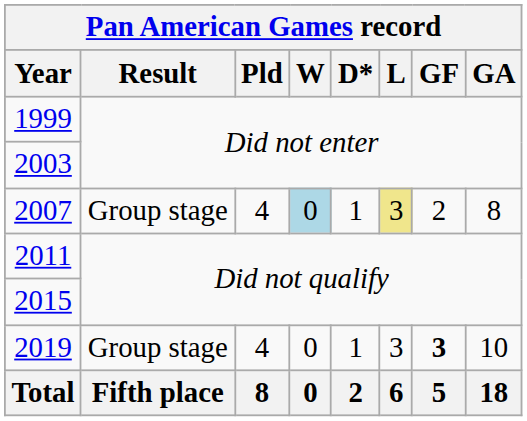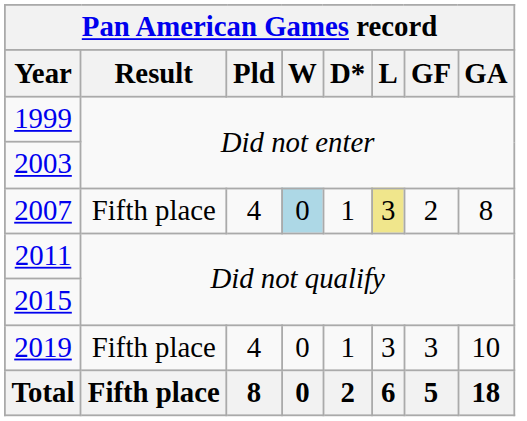(158, 210) Group stage -> (154, 210) Fifth place
(158, 347) Group stage -> (154, 347) Fifth place
(439, 347) bold -> (431, 347) normal
